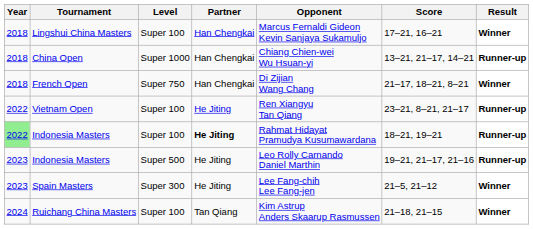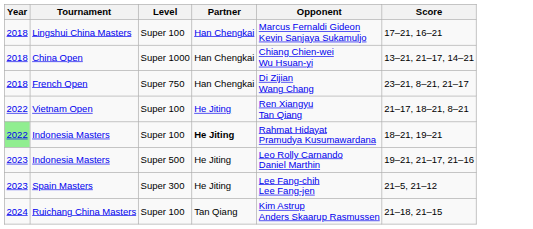- column: (502, 12)
(426, 84) 21–17, 18–21, 8–21 -> (426, 84) 23–21, 8–21, 21–17
(426, 109) 23–21, 8–21, 21–17 -> (426, 109) 21–17, 18–21, 8–21
